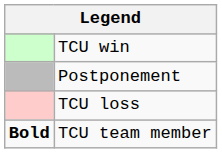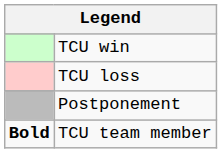rows swapped: (99, 105) <-> (120, 76)
